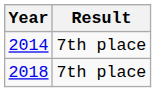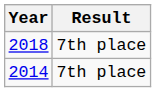rows swapped: (29, 45) <-> (29, 72)
